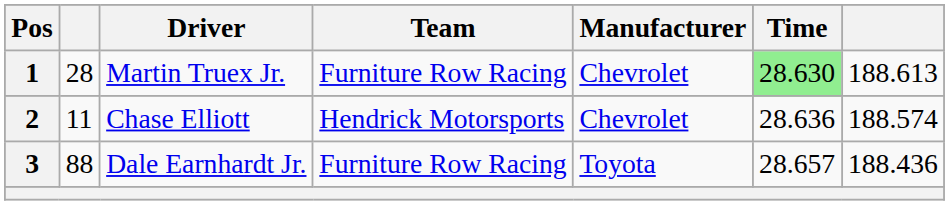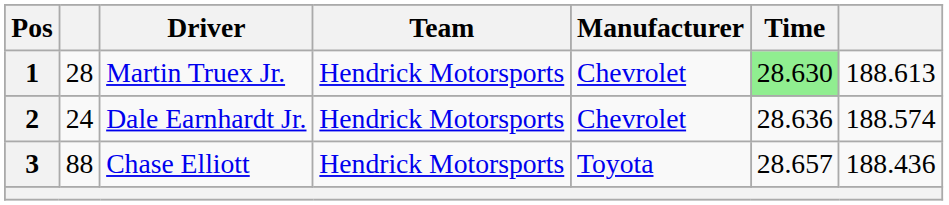(443, 73) Furniture Row Racing -> (442, 73) Hendrick Motorsports
(79, 118) 11 -> (79, 118) 24
(178, 118) Chase Elliott -> (206, 118) Dale Earnhardt Jr.
(206, 164) Dale Earnhardt Jr. -> (178, 164) Chase Elliott
(443, 164) Furniture Row Racing -> (442, 164) Hendrick Motorsports
